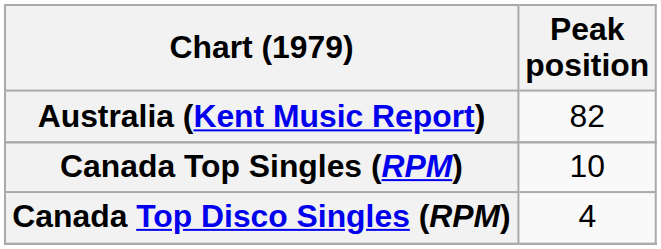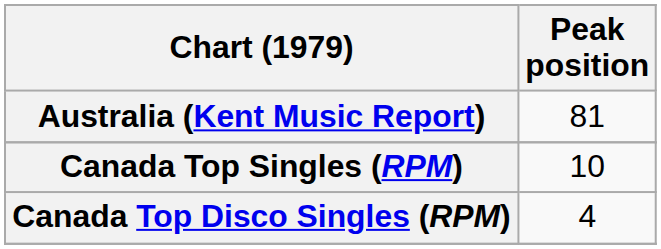(587, 116) 82 -> (587, 116) 81
